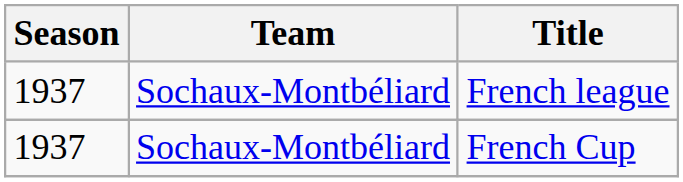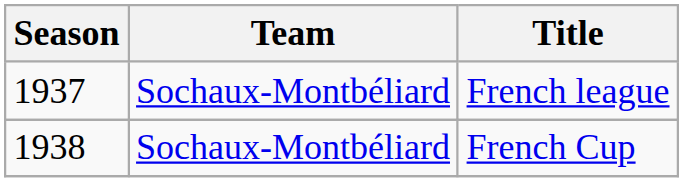(49, 147) 1937 -> (49, 147) 1938
